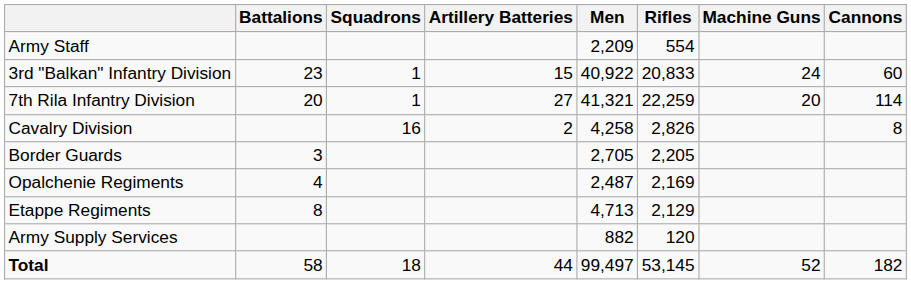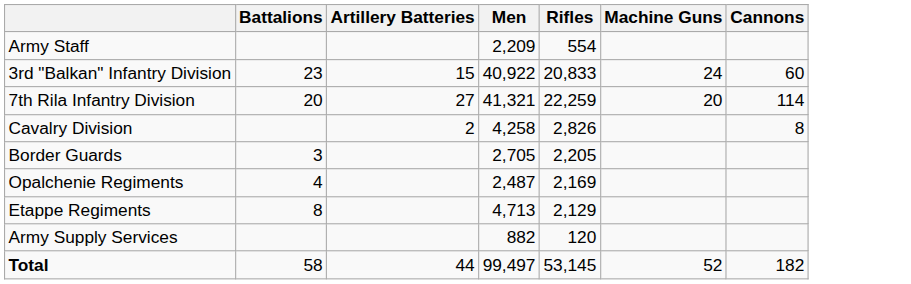- column: (376, 18)
